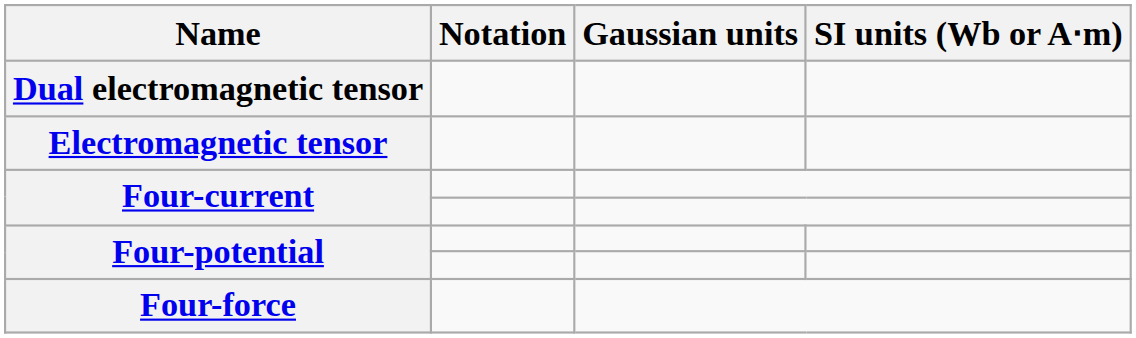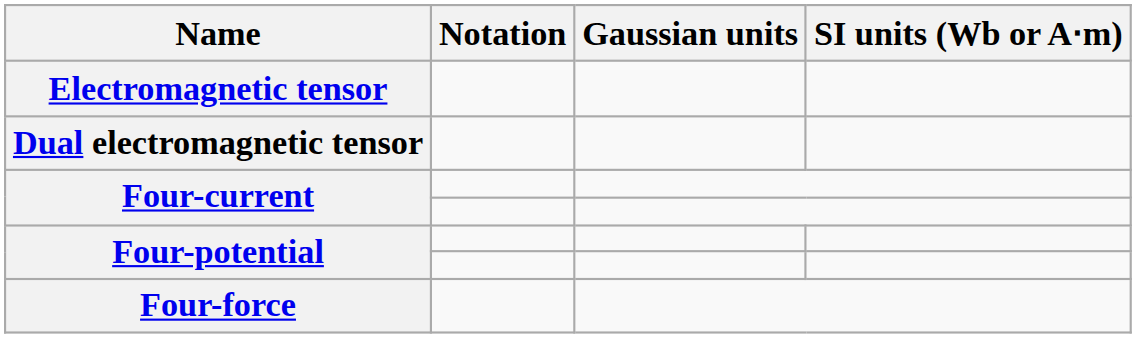rows swapped: (218, 142) <-> (218, 88)
